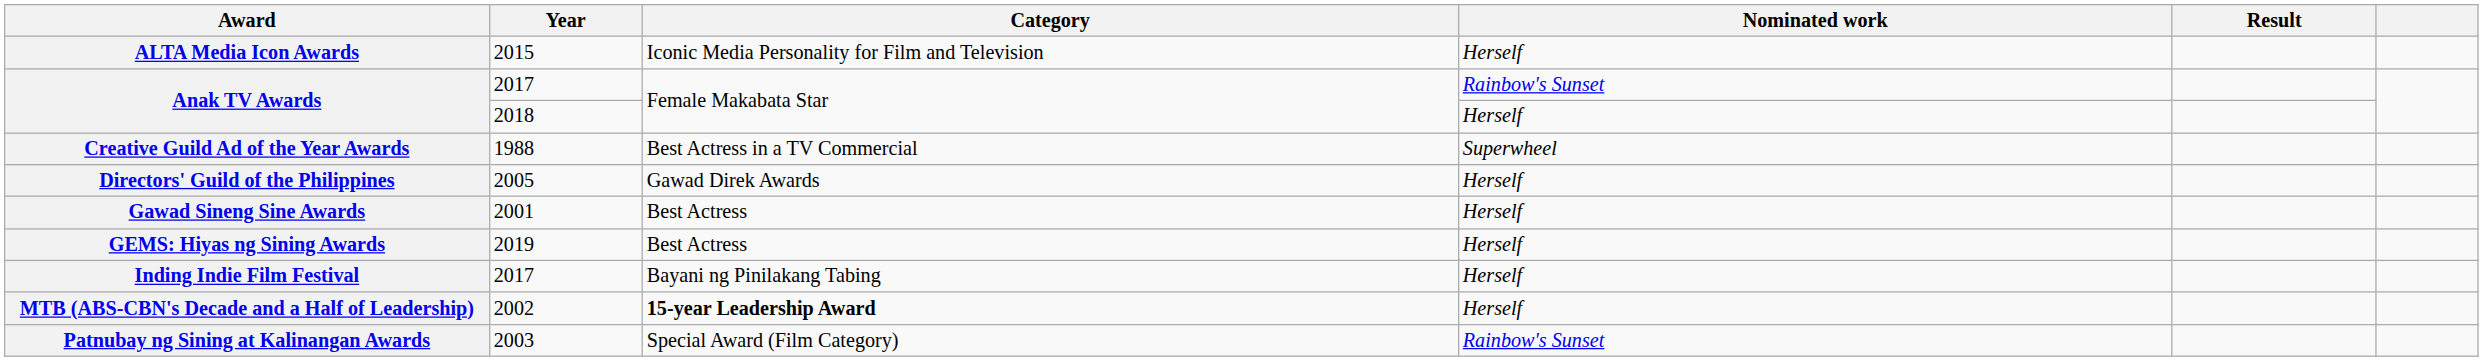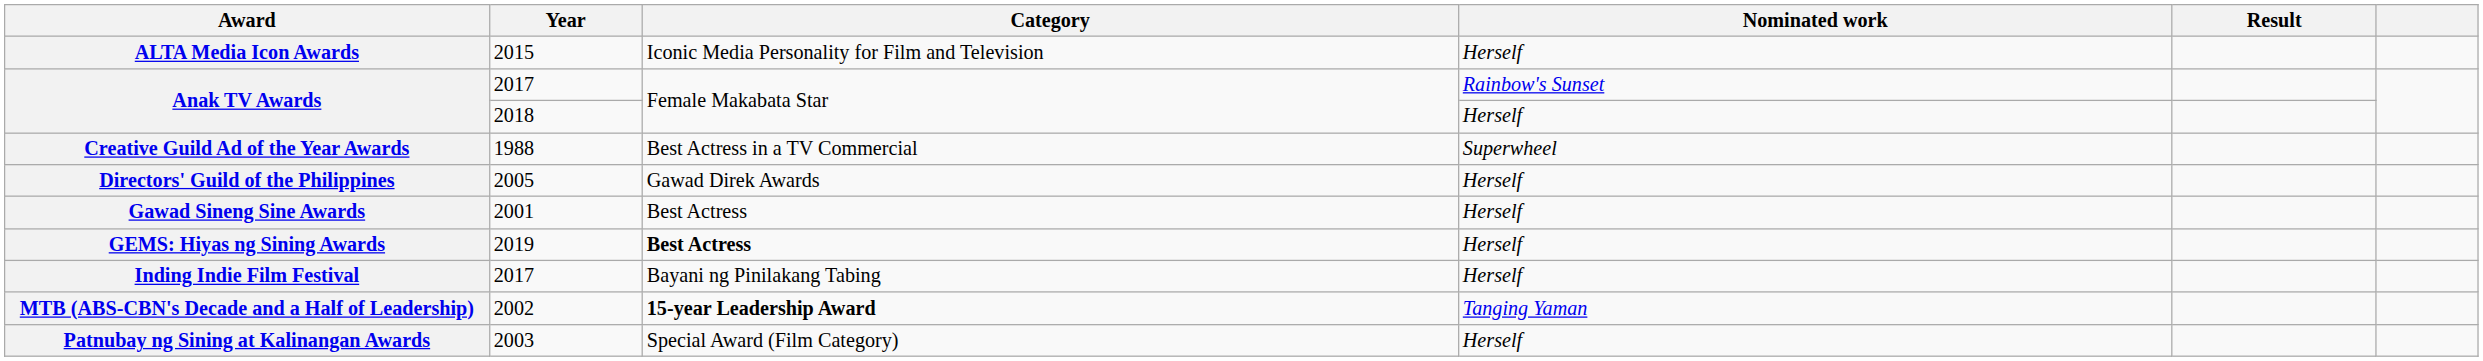(697, 244) normal -> (699, 244) bold
(1492, 308) Herself -> (1525, 308) Tanging Yaman
(1534, 340) Rainbow's Sunset -> (1492, 340) Herself
